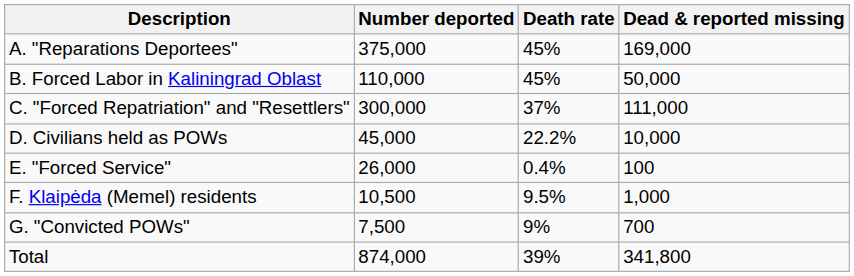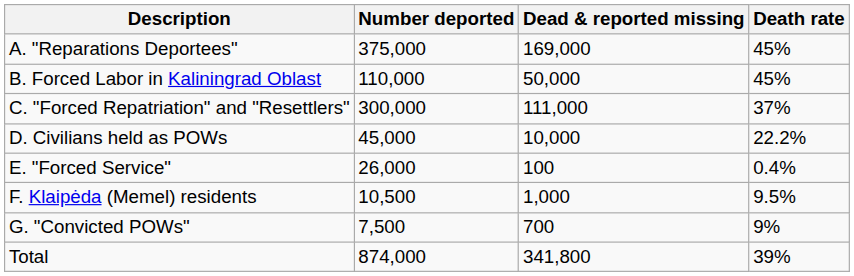columns swapped: (569, 19) <-> (734, 19)
